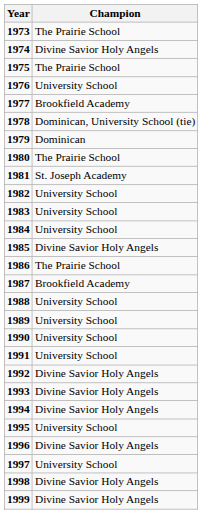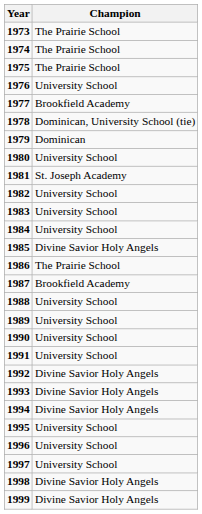(97, 49) Divine Savior Holy Angels -> (78, 49) The Prairie School
(78, 157) The Prairie School -> (76, 157) University School
(97, 445) Divine Savior Holy Angels -> (76, 445) University School
